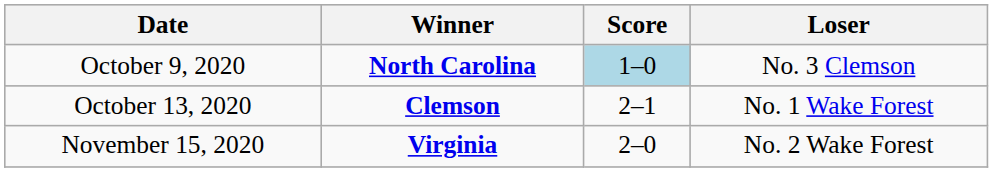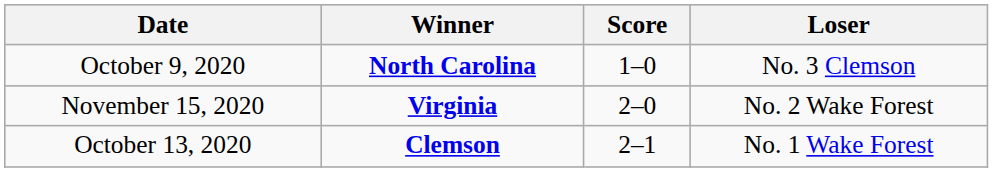(637, 65) lightblue background -> (637, 65) no background
rows swapped: (163, 105) <-> (163, 145)
